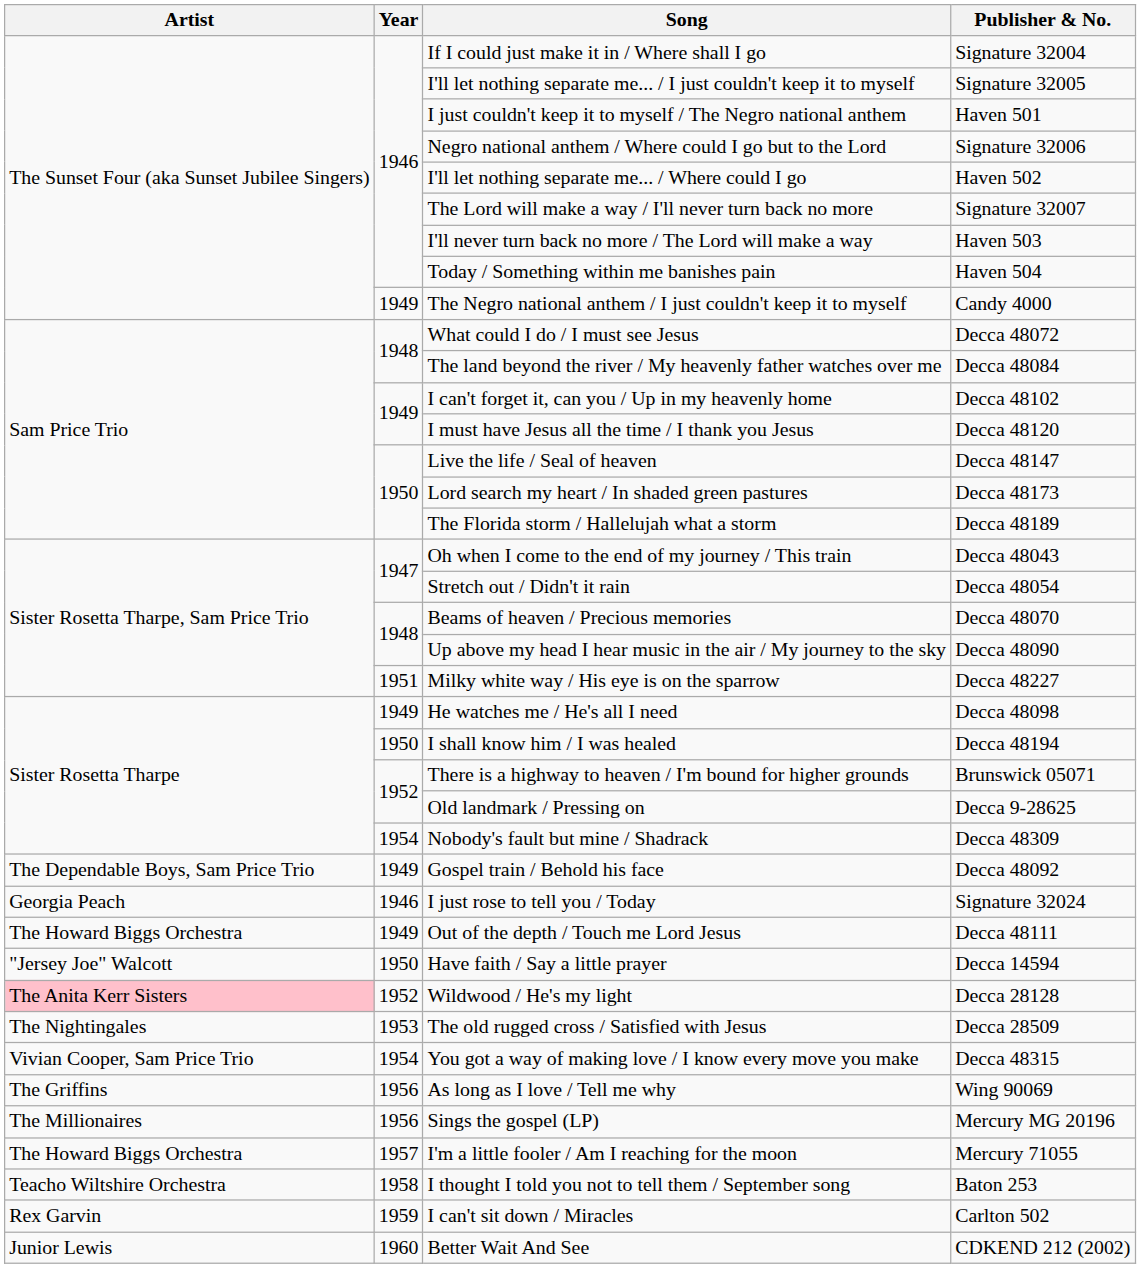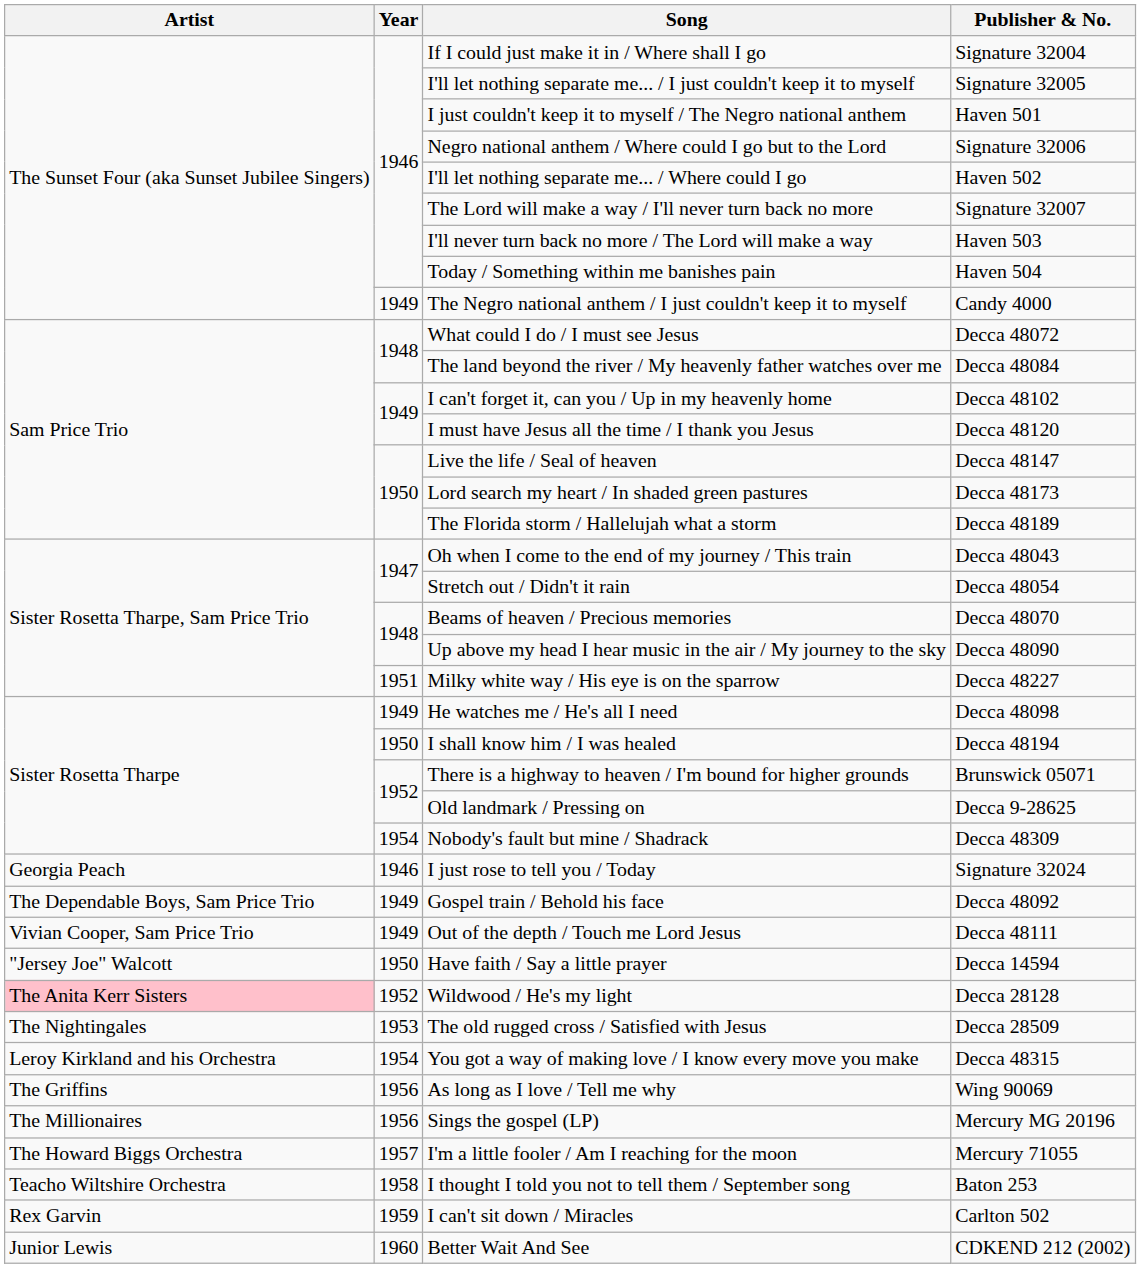rows swapped: (542, 901) <-> (546, 869)
(126, 932) The Howard Biggs Orchestra -> (131, 932) Vivian Cooper, Sam Price Trio
(131, 1058) Vivian Cooper, Sam Price Trio -> (143, 1058) Leroy Kirkland and his Orchestra
